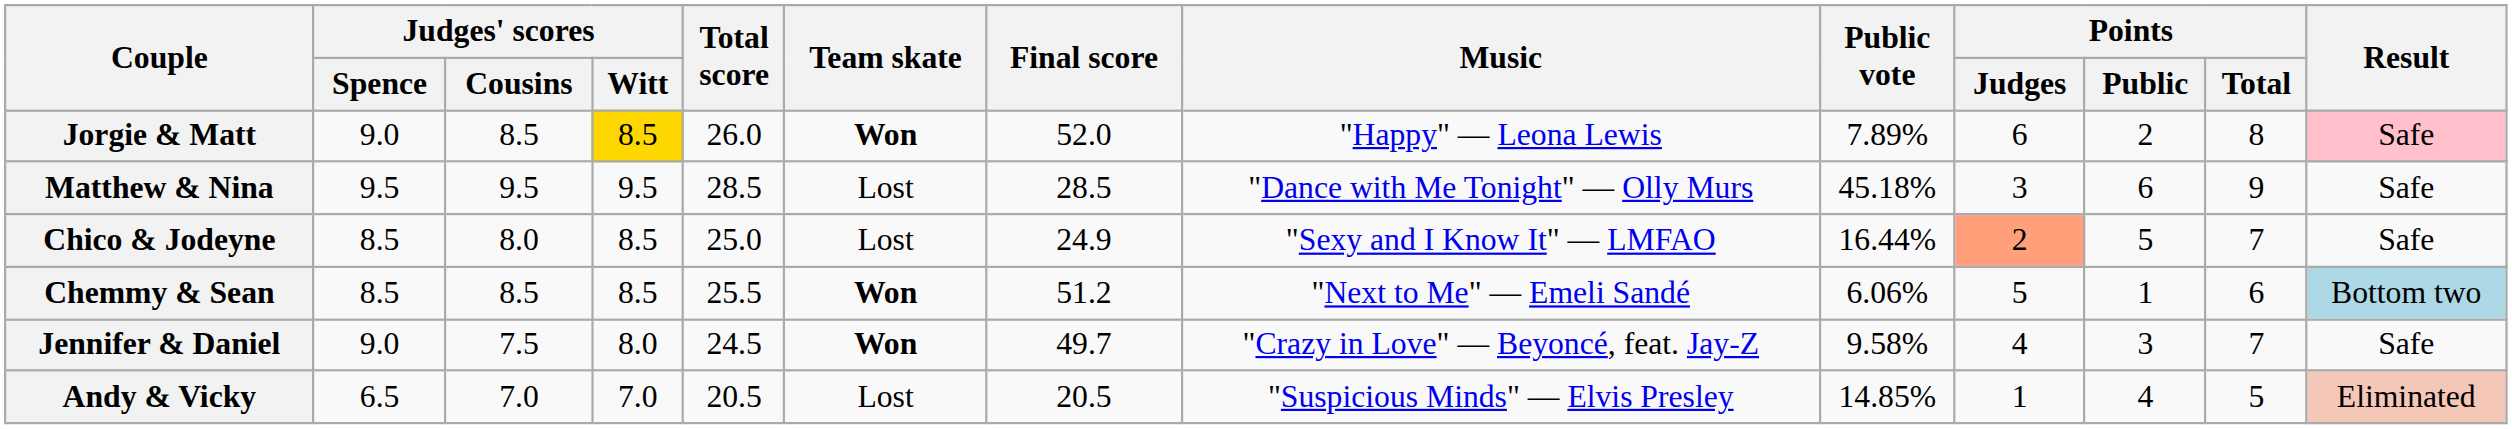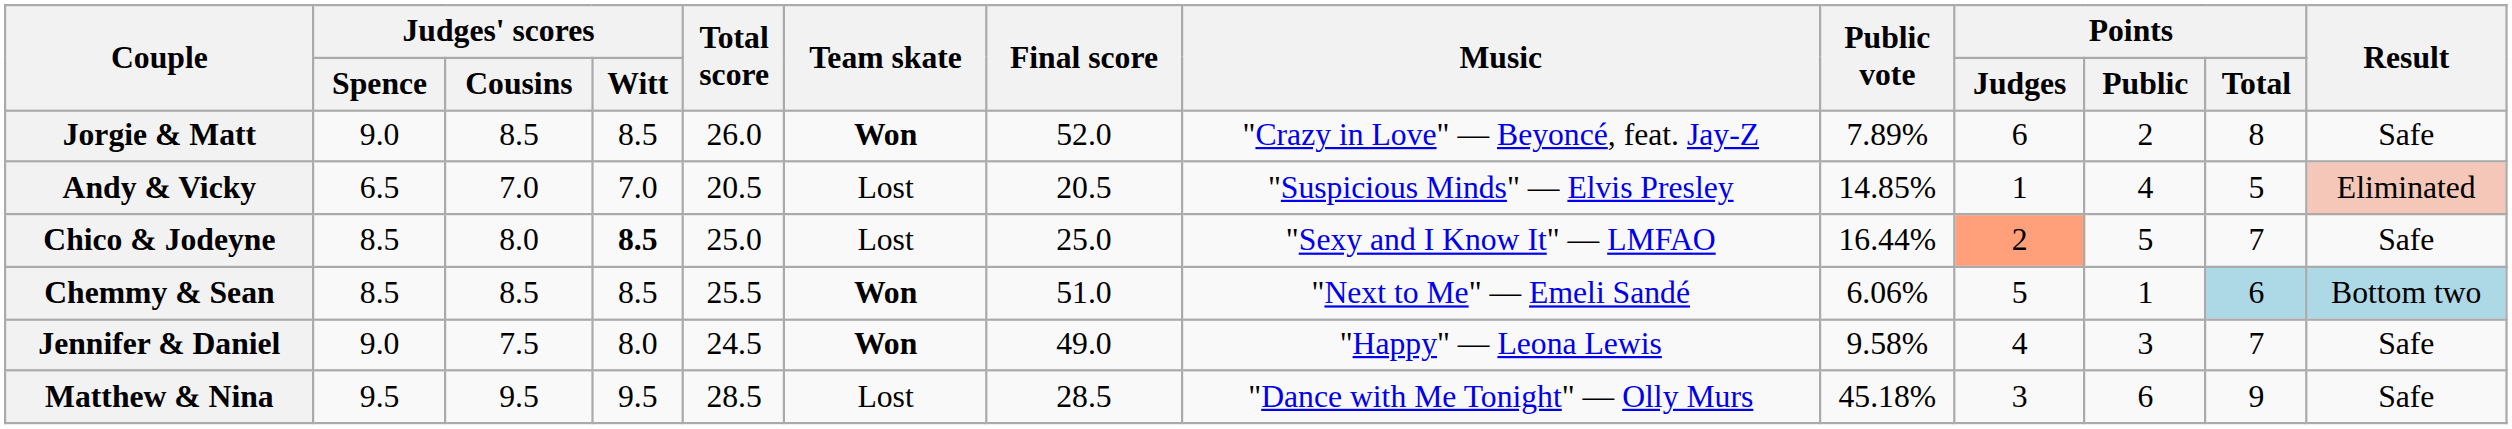(638, 135) gold background -> (638, 135) no background
(1501, 135) "Happy" — Leona Lewis -> (1501, 135) "Crazy in Love" — Beyoncé, feat. Jay-Z
(2406, 135) pink background -> (2406, 135) no background
rows swapped: (159, 396) <-> (159, 187)
(638, 240) normal -> (638, 240) bold
(1084, 240) 24.9 -> (1084, 240) 25.0
(1084, 292) 51.2 -> (1084, 292) 51.0
(2256, 292) no background -> (2256, 292) lightblue background
(1084, 344) 49.7 -> (1084, 344) 49.0
(1501, 344) "Crazy in Love" — Beyoncé, feat. Jay-Z -> (1501, 344) "Happy" — Leona Lewis
